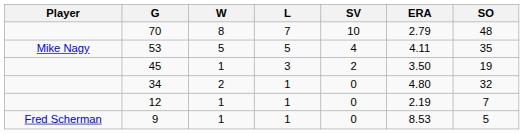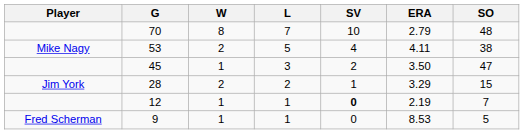(221, 48) 5 -> (221, 48) 2
(486, 48) 35 -> (486, 48) 38
(486, 66) 19 -> (486, 66) 47
- row: (155, 84)
+ row: (155, 84)
(354, 102) normal -> (354, 102) bold
